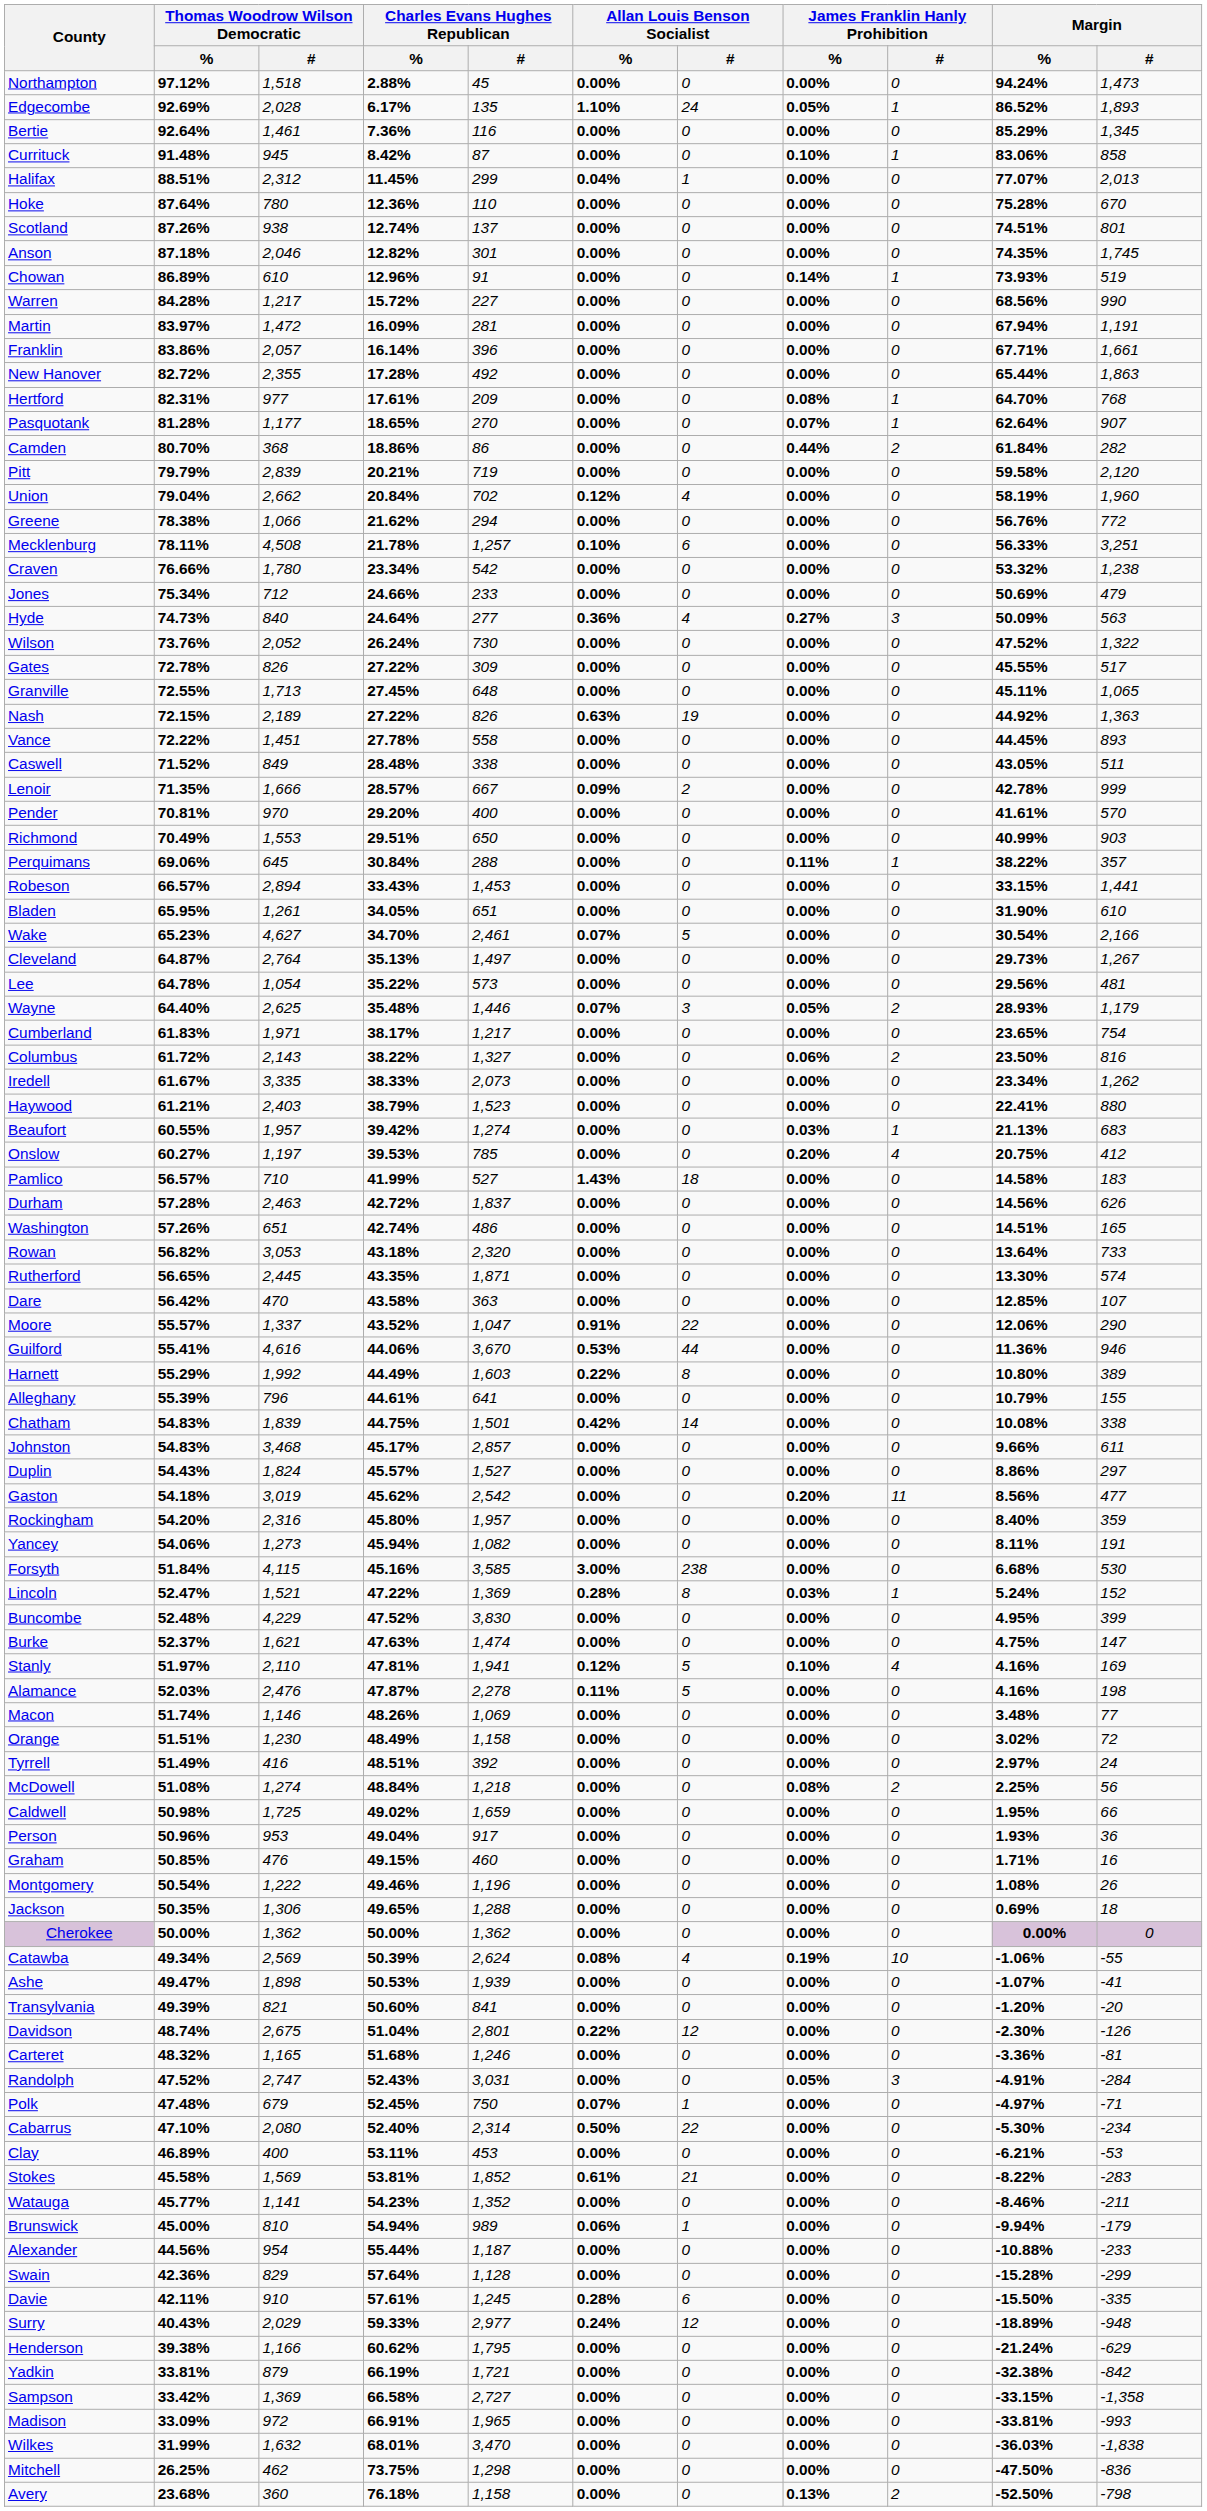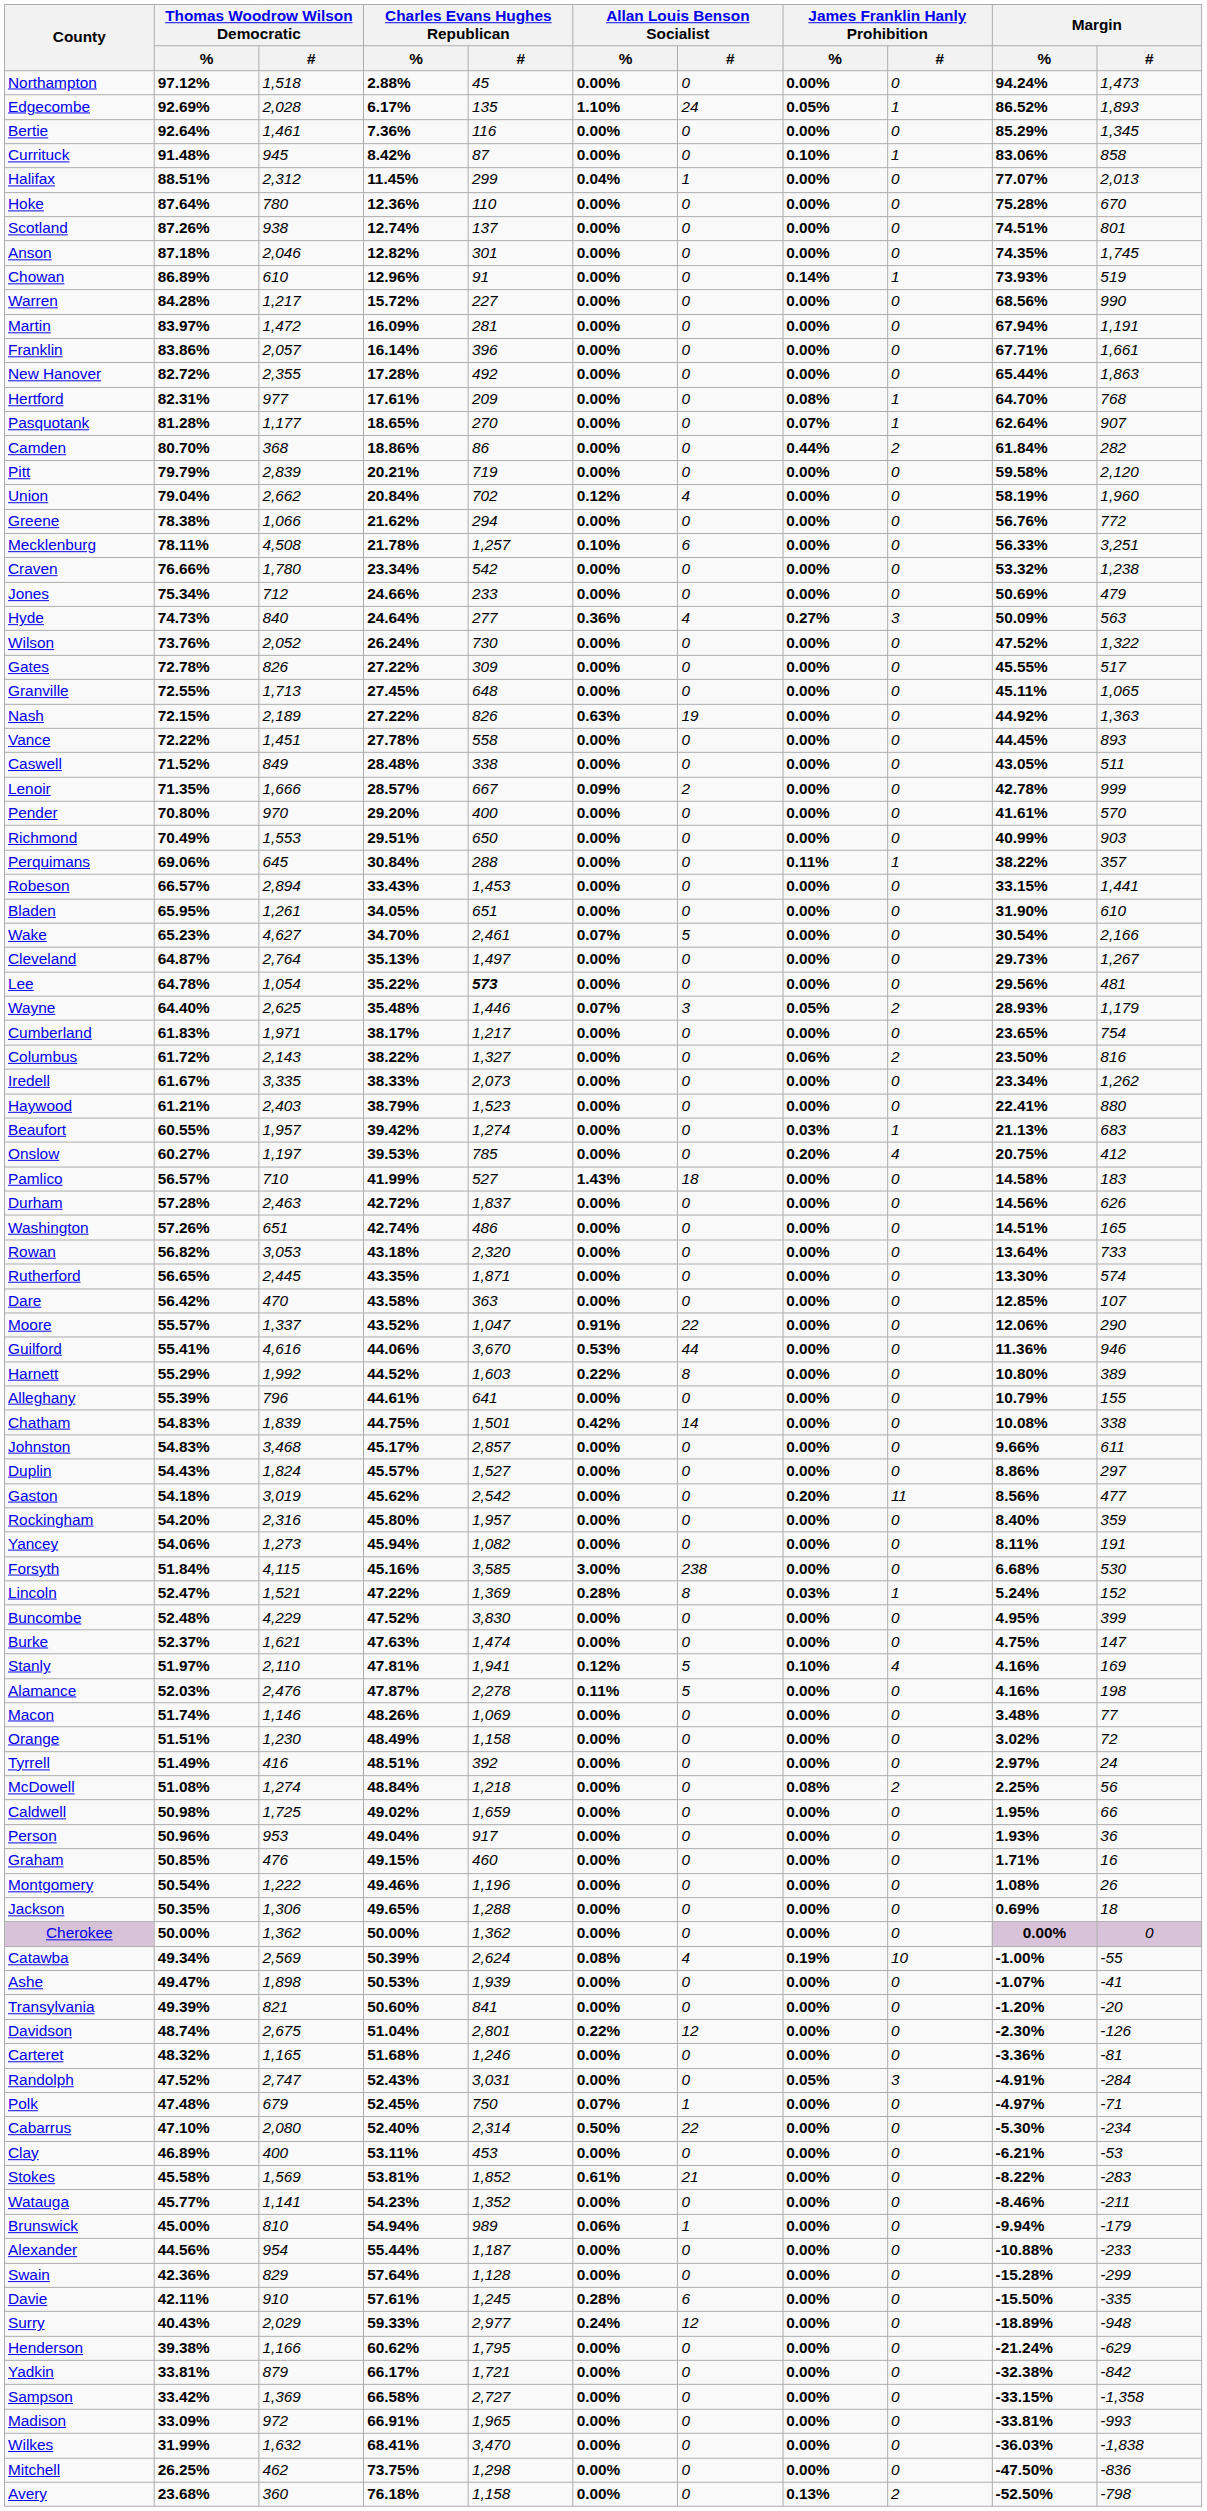(184, 813) 70.81% -> (184, 813) 70.80%
(485, 983) normal -> (485, 983) bold
(393, 1373) 44.49% -> (393, 1373) 44.52%
(1020, 1958) -1.06% -> (1020, 1958) -1.00%
(393, 2372) 66.19% -> (393, 2372) 66.17%
(393, 2445) 68.01% -> (393, 2445) 68.41%
